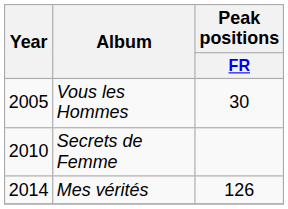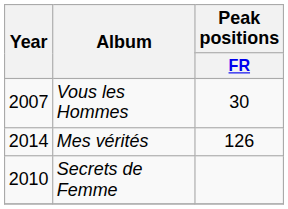(29, 102) 2005 -> (29, 102) 2007
rows swapped: (100, 151) <-> (103, 189)
